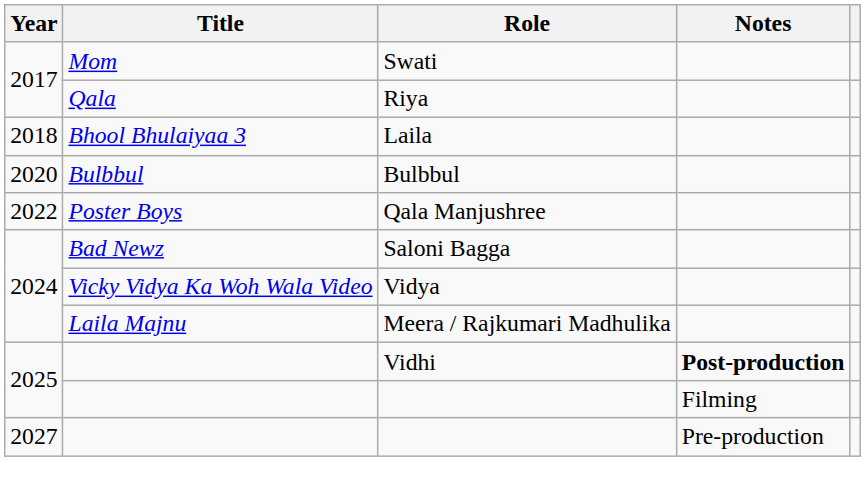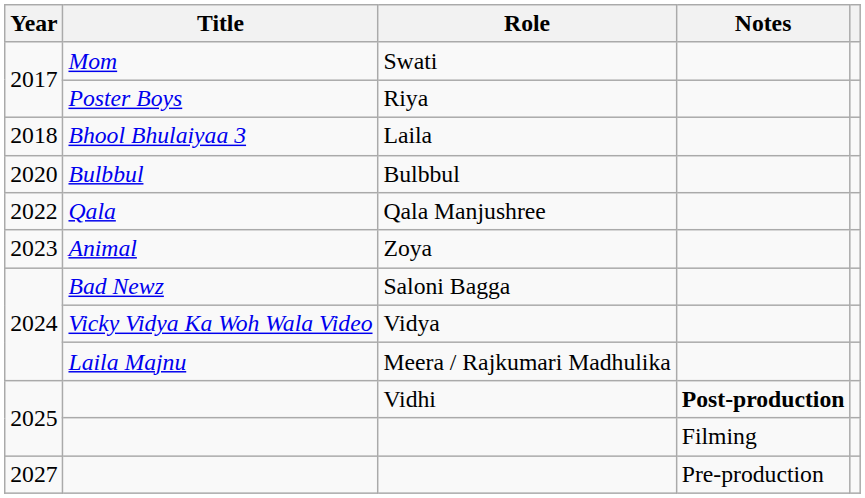(92, 98) Qala -> (125, 98) Poster Boys
(125, 211) Poster Boys -> (92, 211) Qala
+ row: (34, 248)
